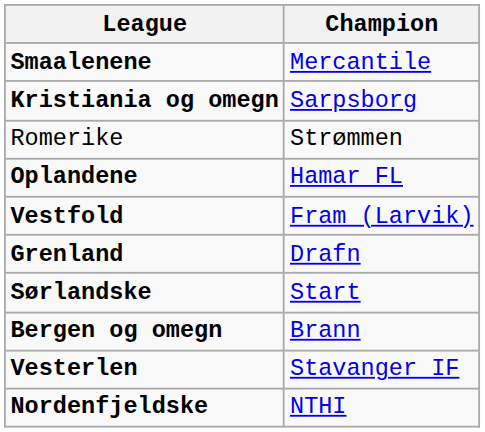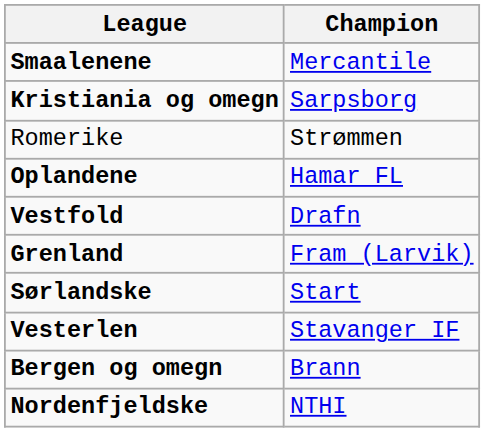(382, 216) Fram (Larvik) -> (325, 216) Drafn
(325, 254) Drafn -> (382, 254) Fram (Larvik)
rows swapped: (74, 369) <-> (116, 331)
